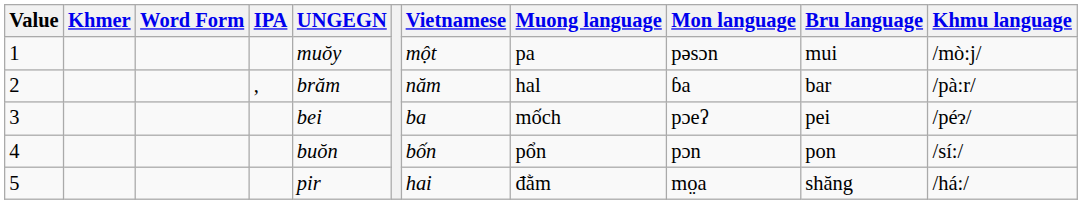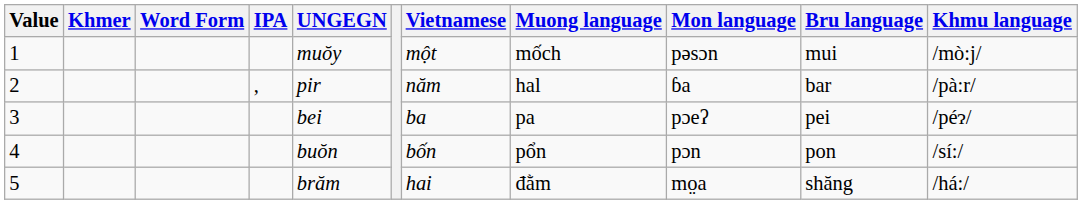(525, 53) pa -> (538, 53) mốch
(318, 85) brăm -> (309, 85) pir
(538, 118) mốch -> (525, 118) pa
(309, 183) pir -> (318, 183) brăm
